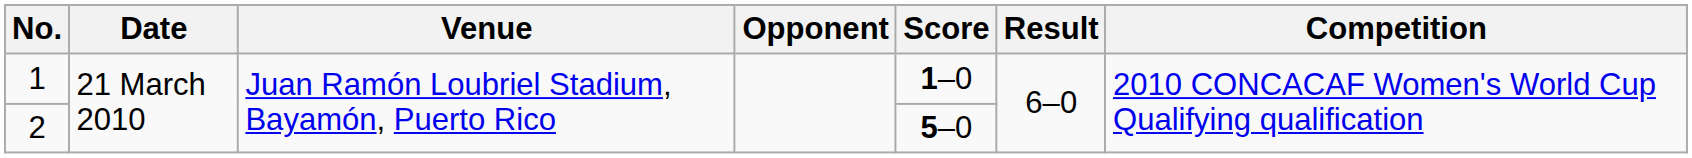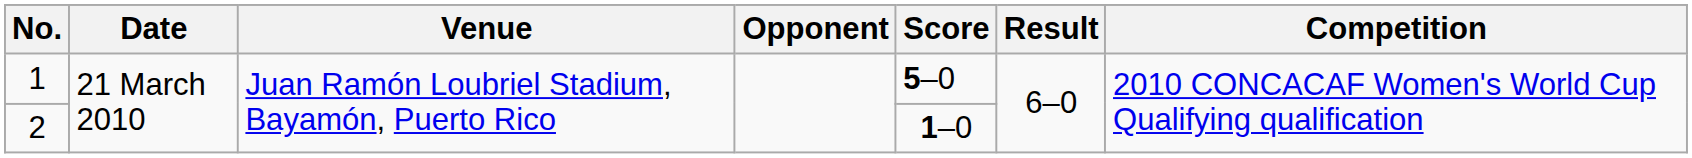(946, 78) 1–0 -> (929, 78) 5–0
(946, 127) 5–0 -> (946, 127) 1–0
